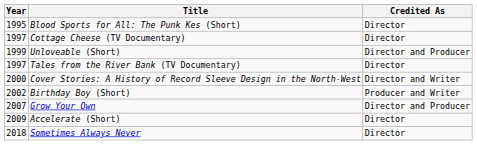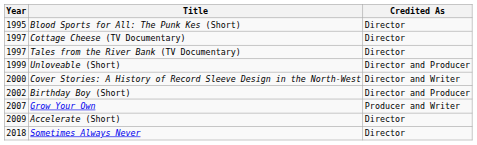rows swapped: (75, 52) <-> (135, 65)
(412, 92) Producer and Writer -> (417, 92) Director and Producer
(417, 106) Director and Producer -> (412, 106) Producer and Writer
